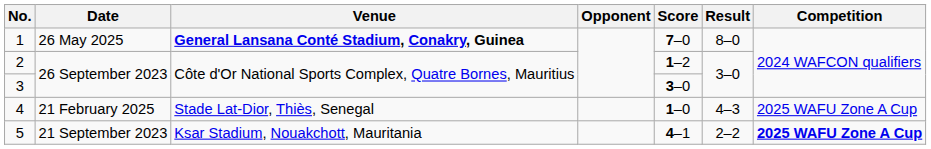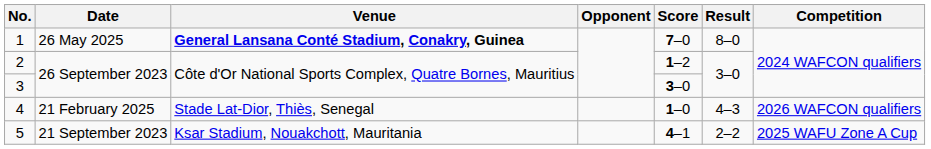(837, 109) 2025 WAFU Zone A Cup -> (839, 109) 2026 WAFCON qualifiers
(840, 133) bold -> (837, 133) normal
